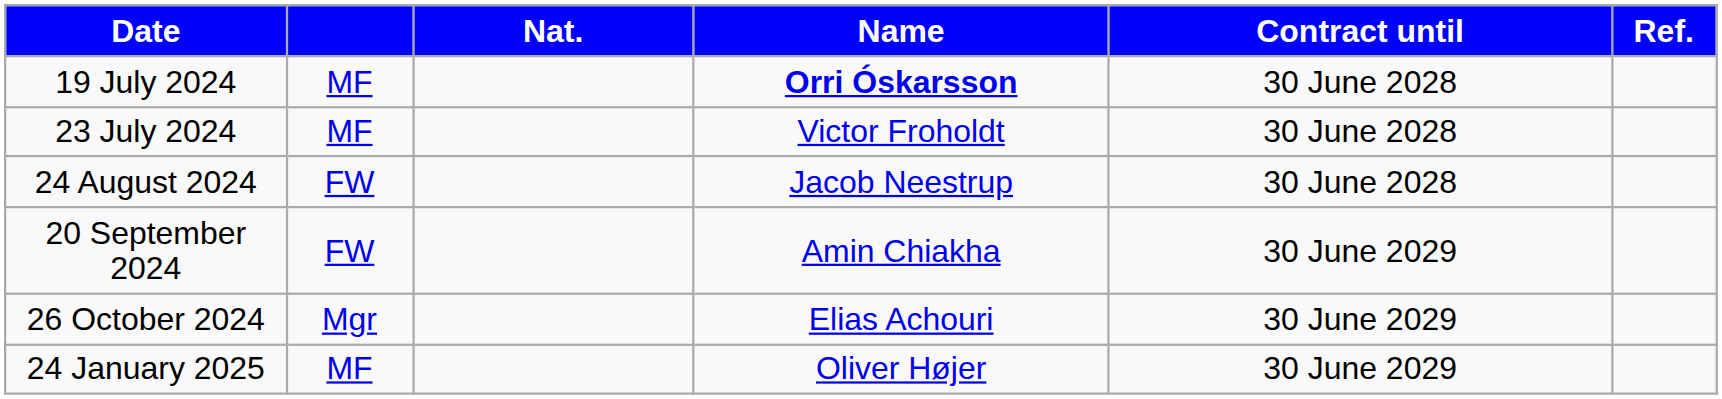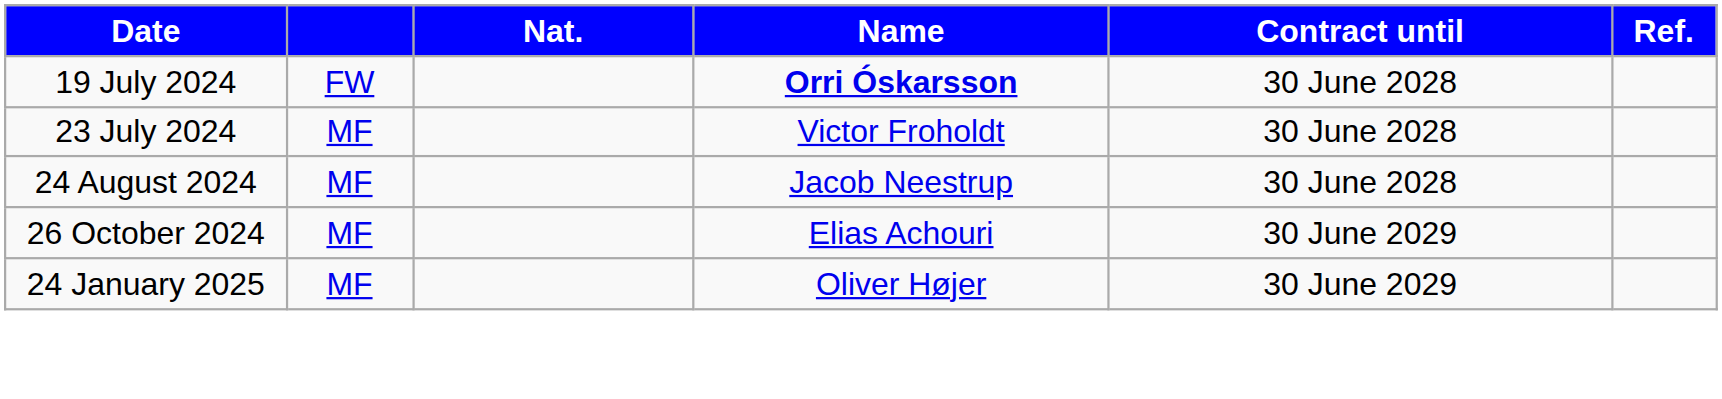(349, 81) MF -> (349, 81) FW
(349, 182) FW -> (349, 182) MF
- row: (146, 251)
(349, 319) Mgr -> (349, 233) MF
